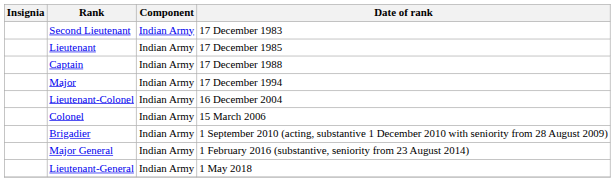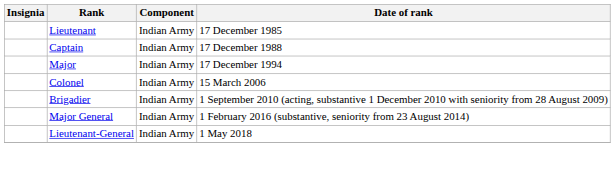- row: (90, 30)
- row: (92, 99)
